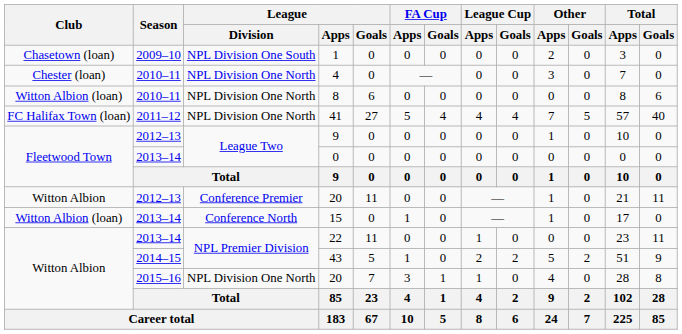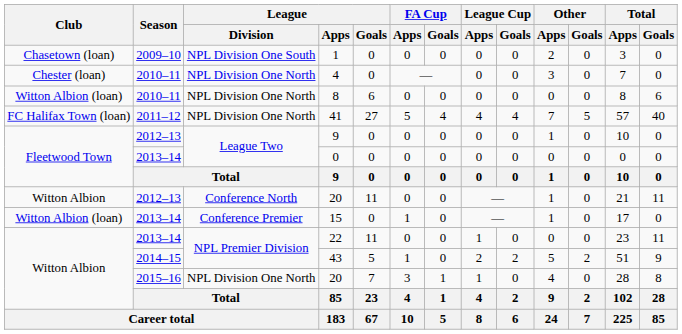(251, 197) Conference Premier -> (251, 197) Conference North
(251, 217) Conference North -> (251, 217) Conference Premier
